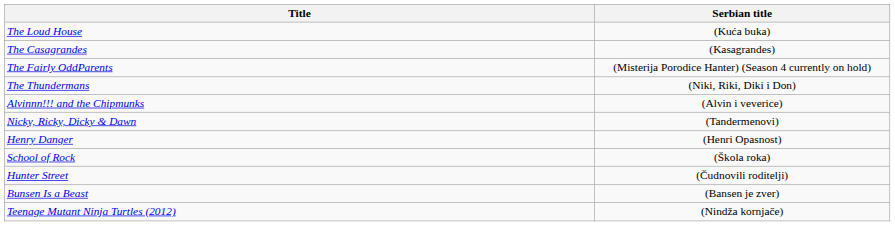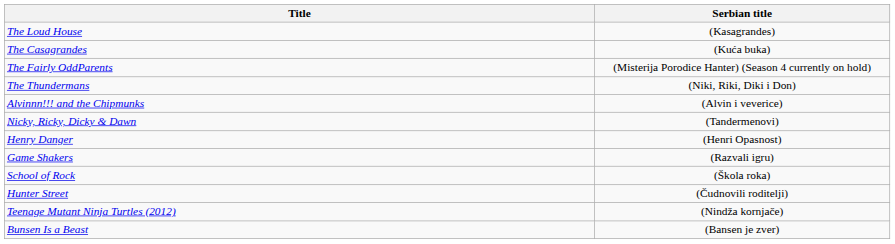(742, 31) (Kuća buka) -> (742, 31) (Kasagrandes)
(742, 49) (Kasagrandes) -> (742, 49) (Kuća buka)
+ row: (40, 157)
rows swapped: (48, 193) <-> (91, 211)
